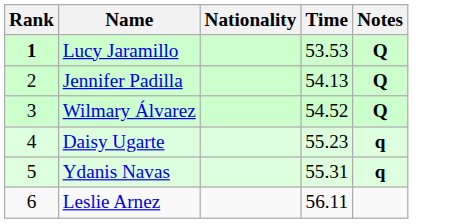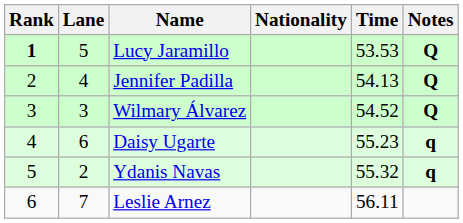+ column: (84, 19)
(327, 171) 55.31 -> (377, 171) 55.32
